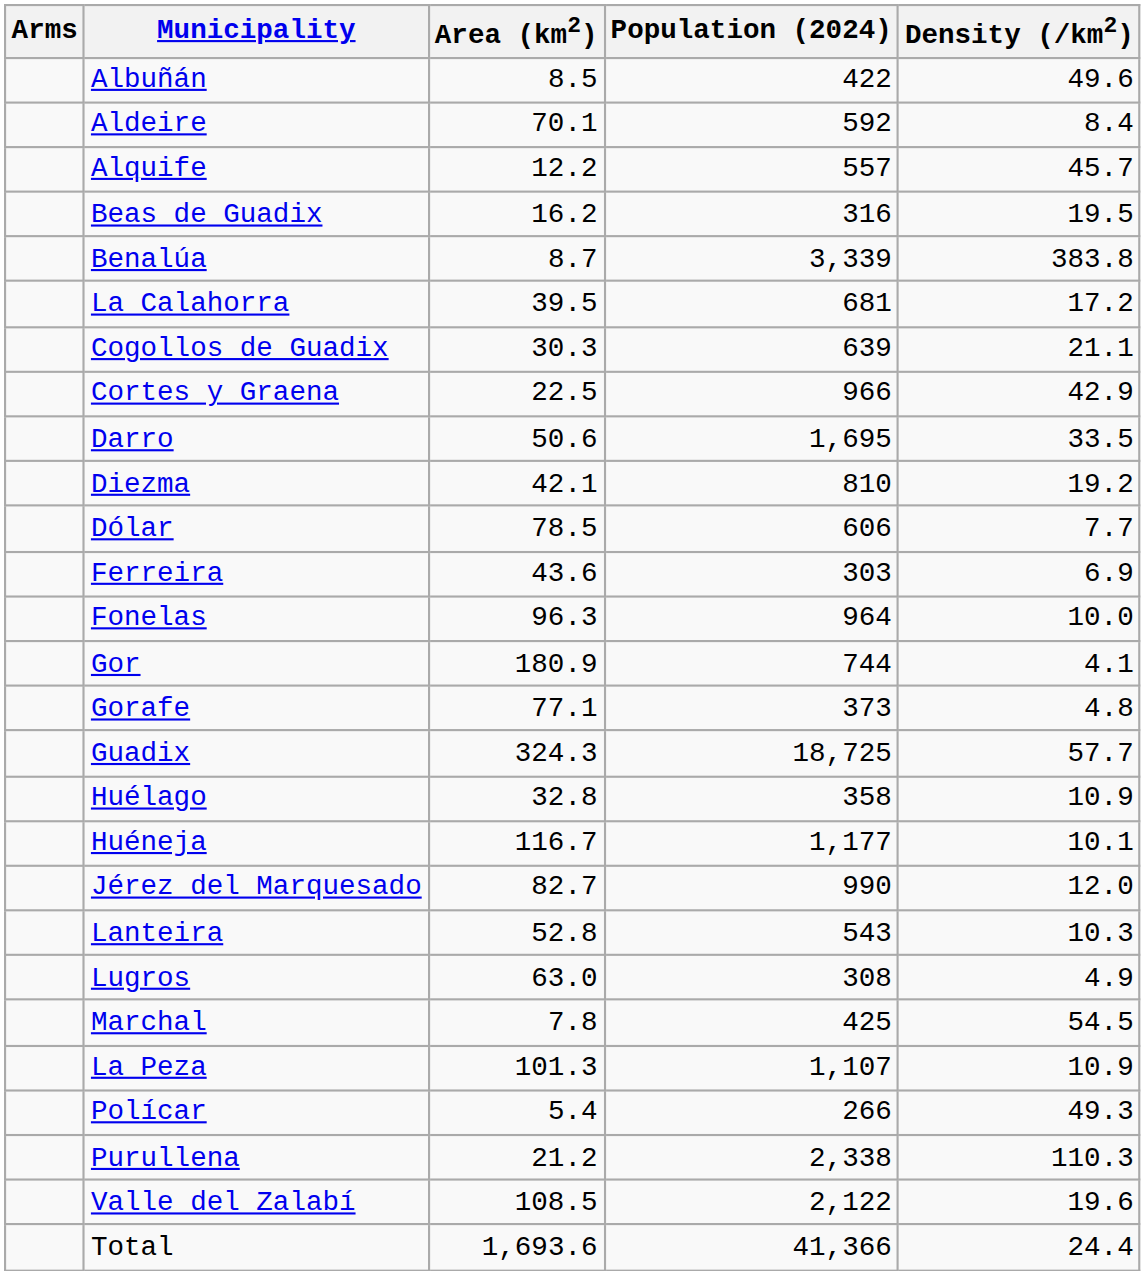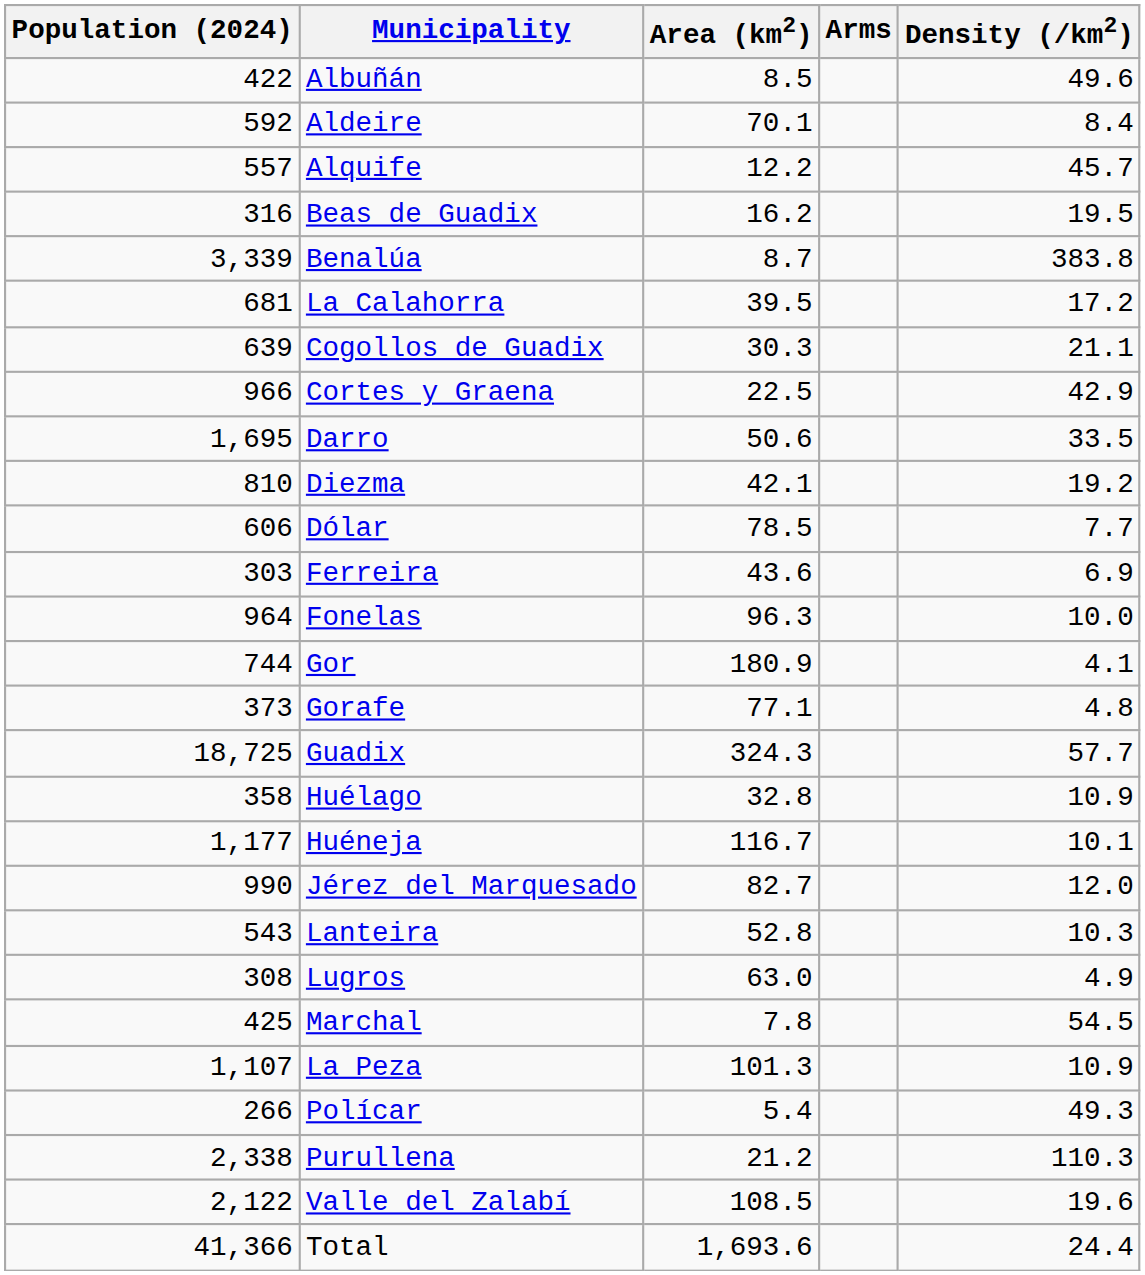columns swapped: (45, 31) <-> (751, 31)
